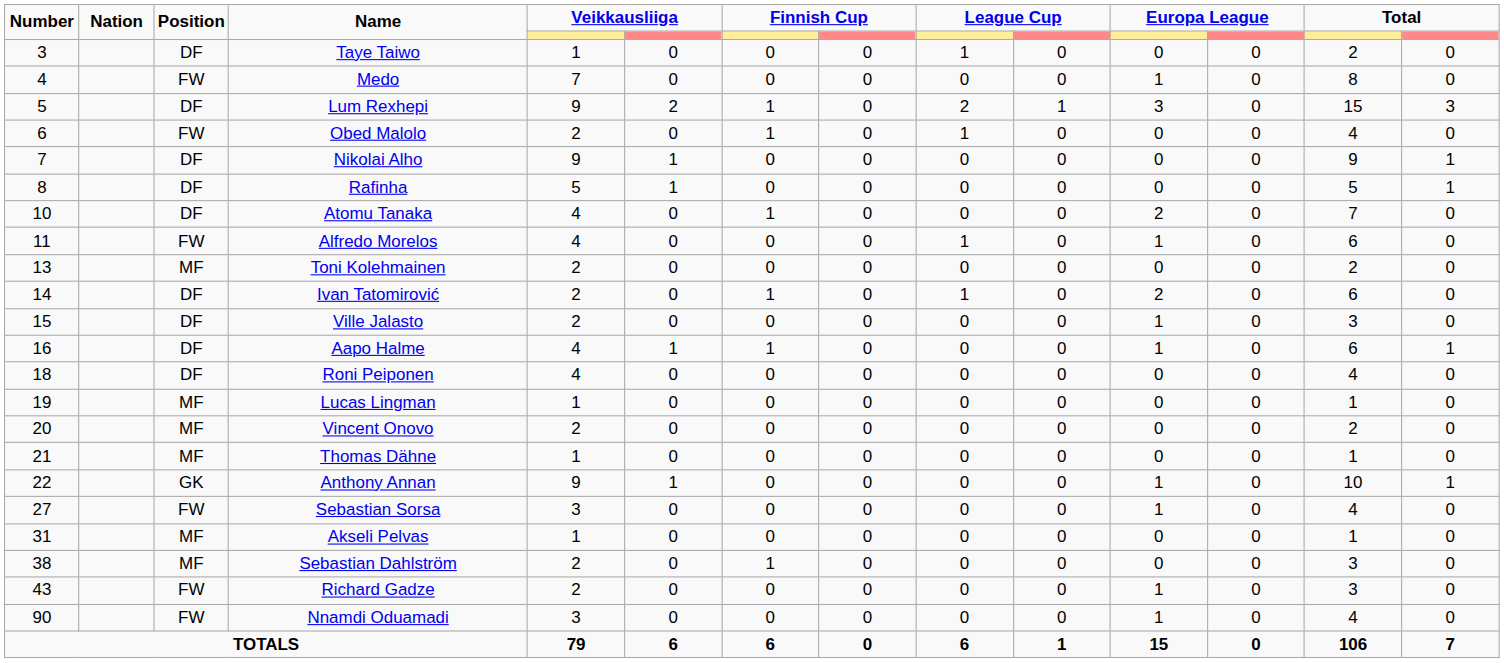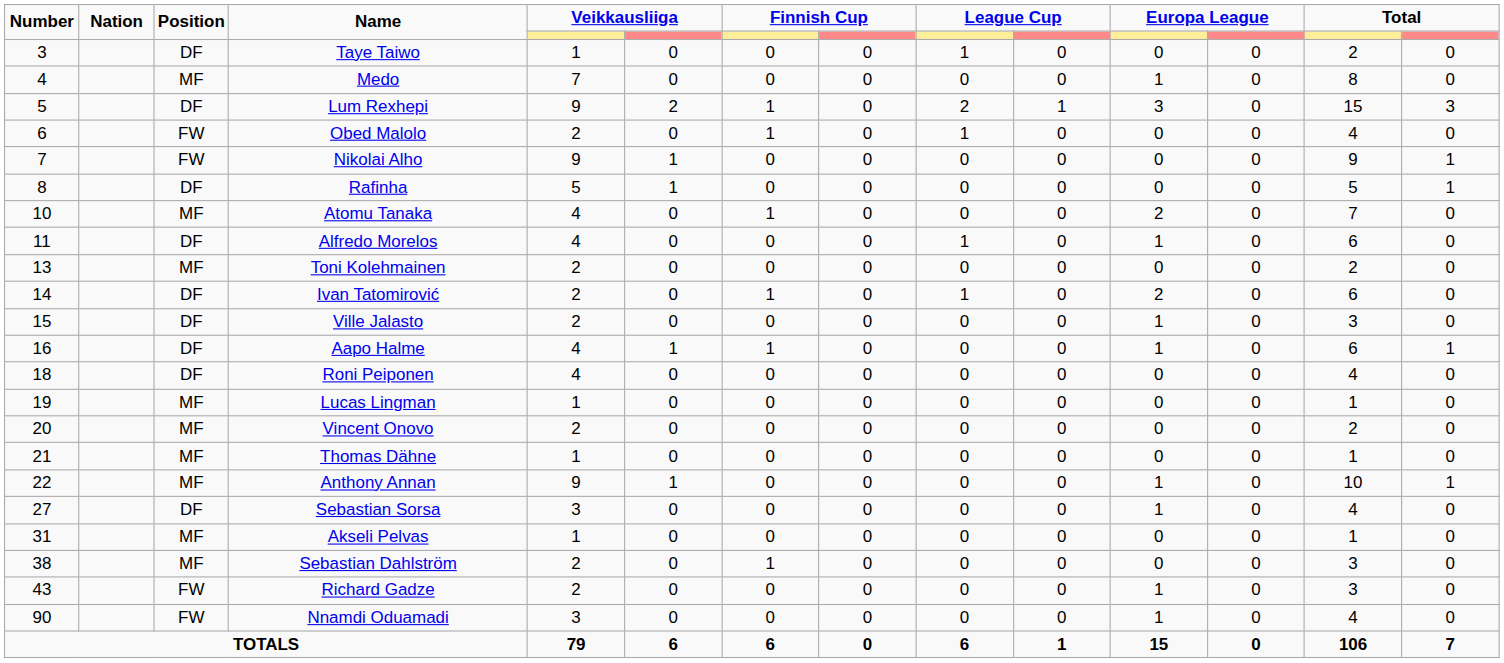(191, 79) FW -> (191, 79) MF
(191, 160) DF -> (191, 160) FW
(191, 214) DF -> (191, 214) MF
(191, 240) FW -> (191, 240) DF
(191, 483) GK -> (191, 483) MF
(191, 509) FW -> (191, 509) DF
